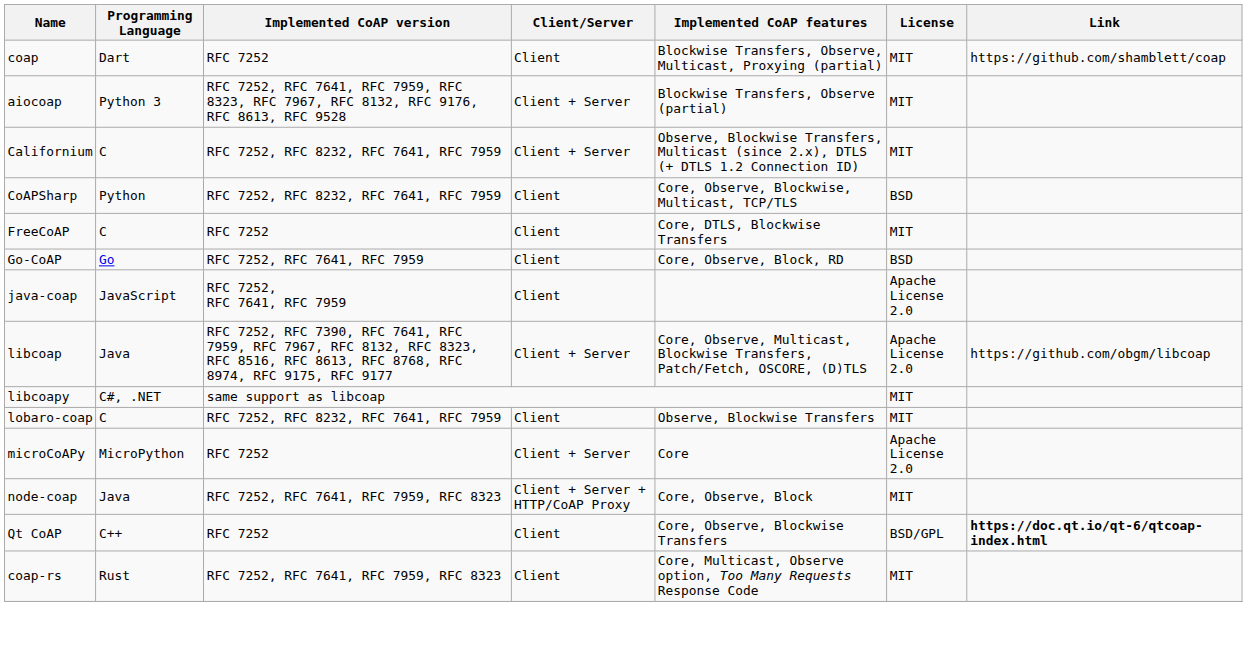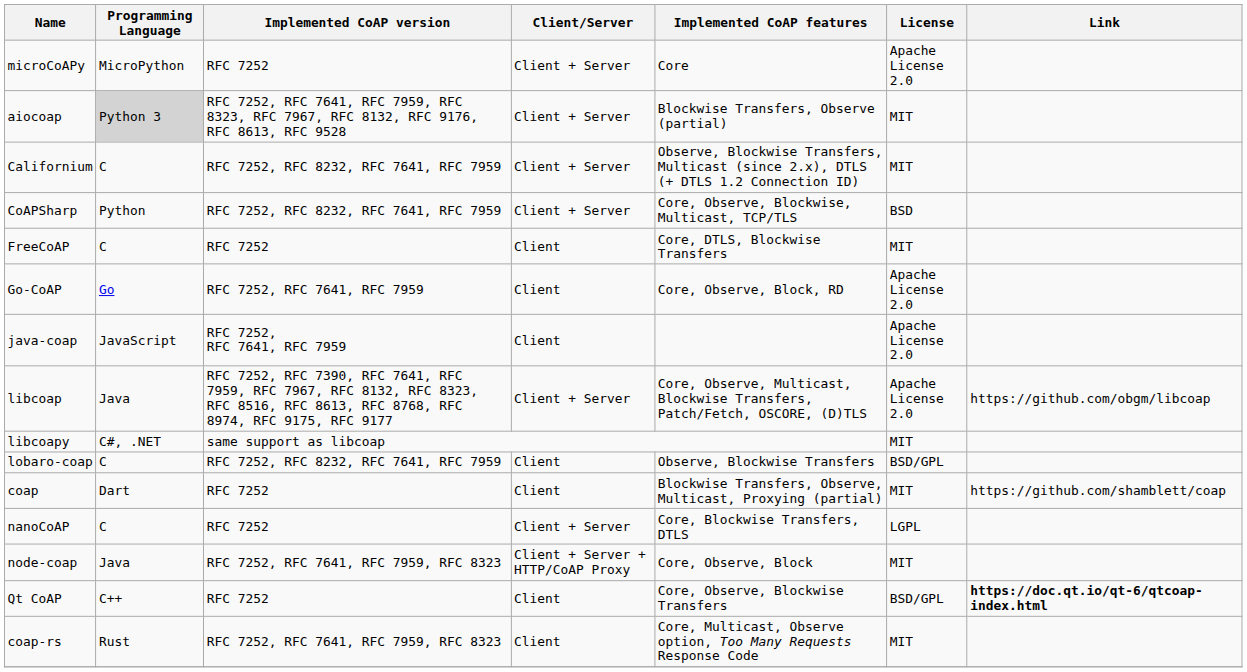rows swapped: (23, 58) <-> (46, 454)
(130, 101) no background -> (130, 116) lightgrey background
(537, 195) Client -> (572, 210) Client + Server
(901, 260) BSD -> (917, 289) Apache License 2.0
(901, 418) MIT -> (917, 462) BSD/GPL
+ row: (39, 527)
